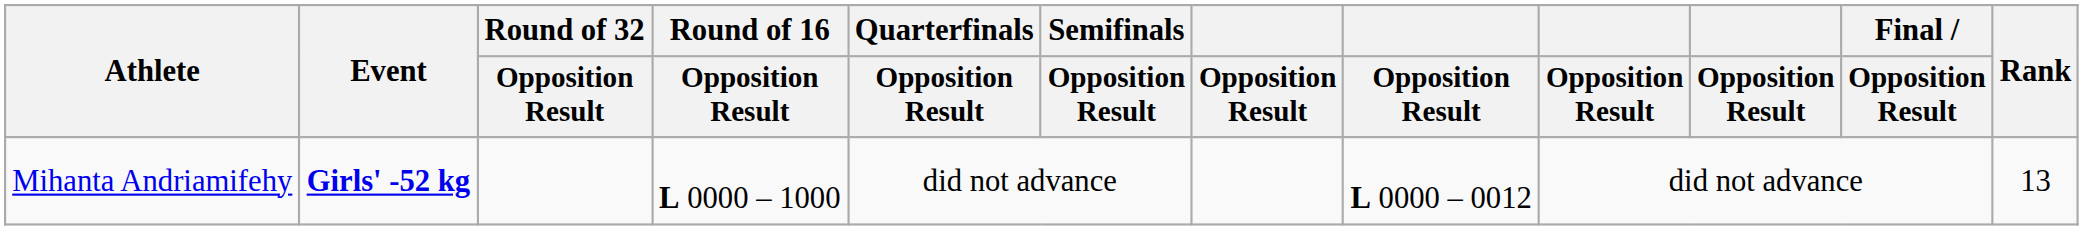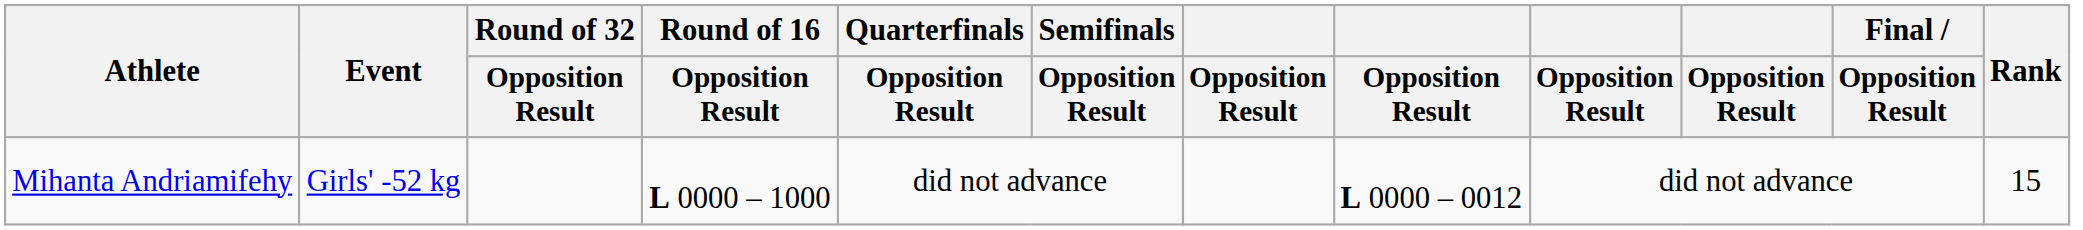(388, 180) bold -> (384, 180) normal
(2036, 180) 13 -> (2026, 180) 15
